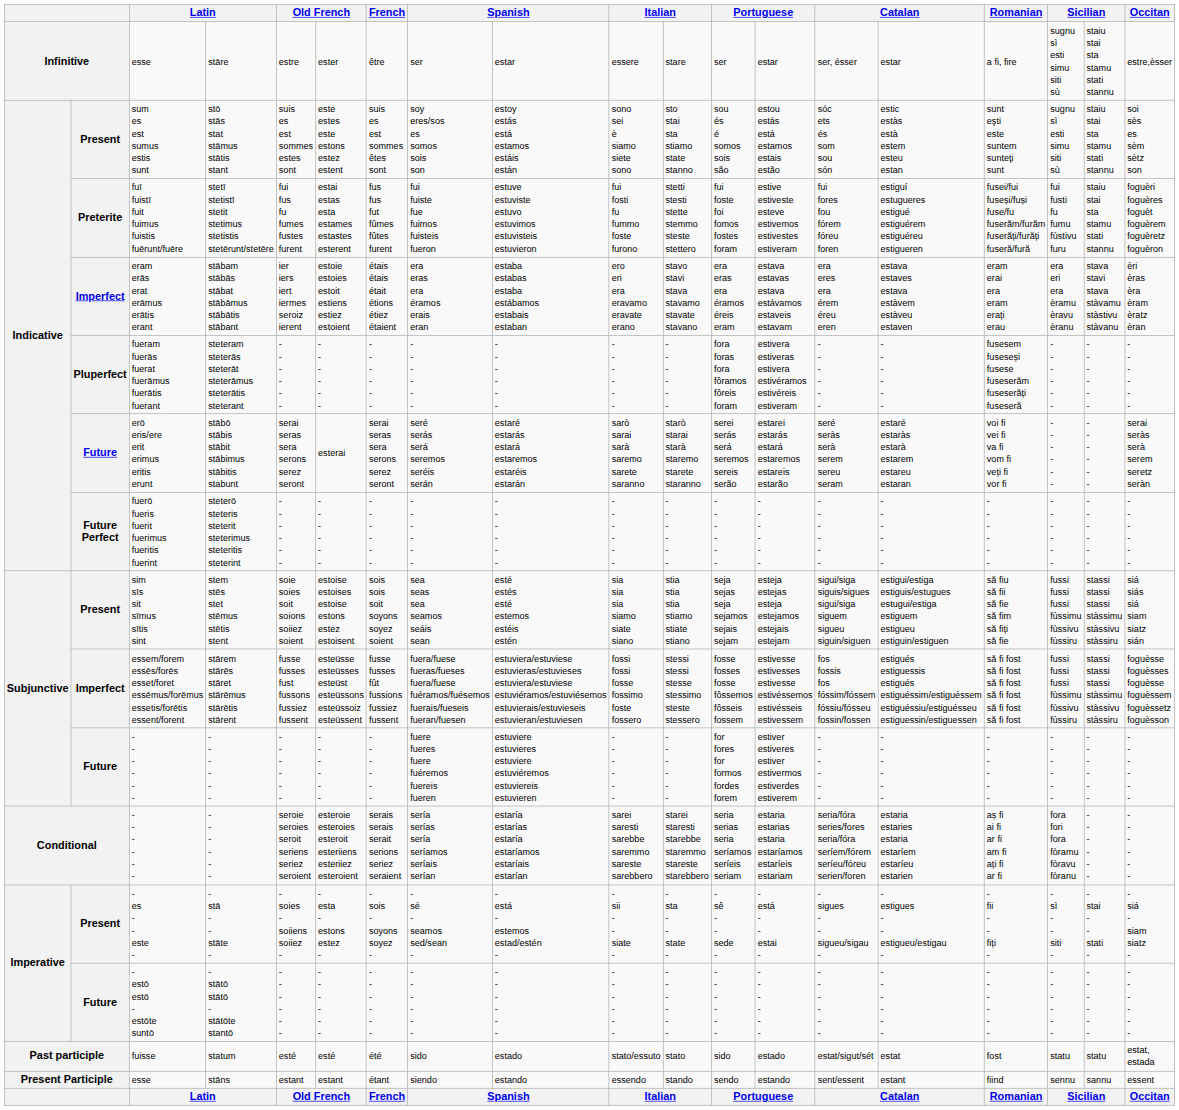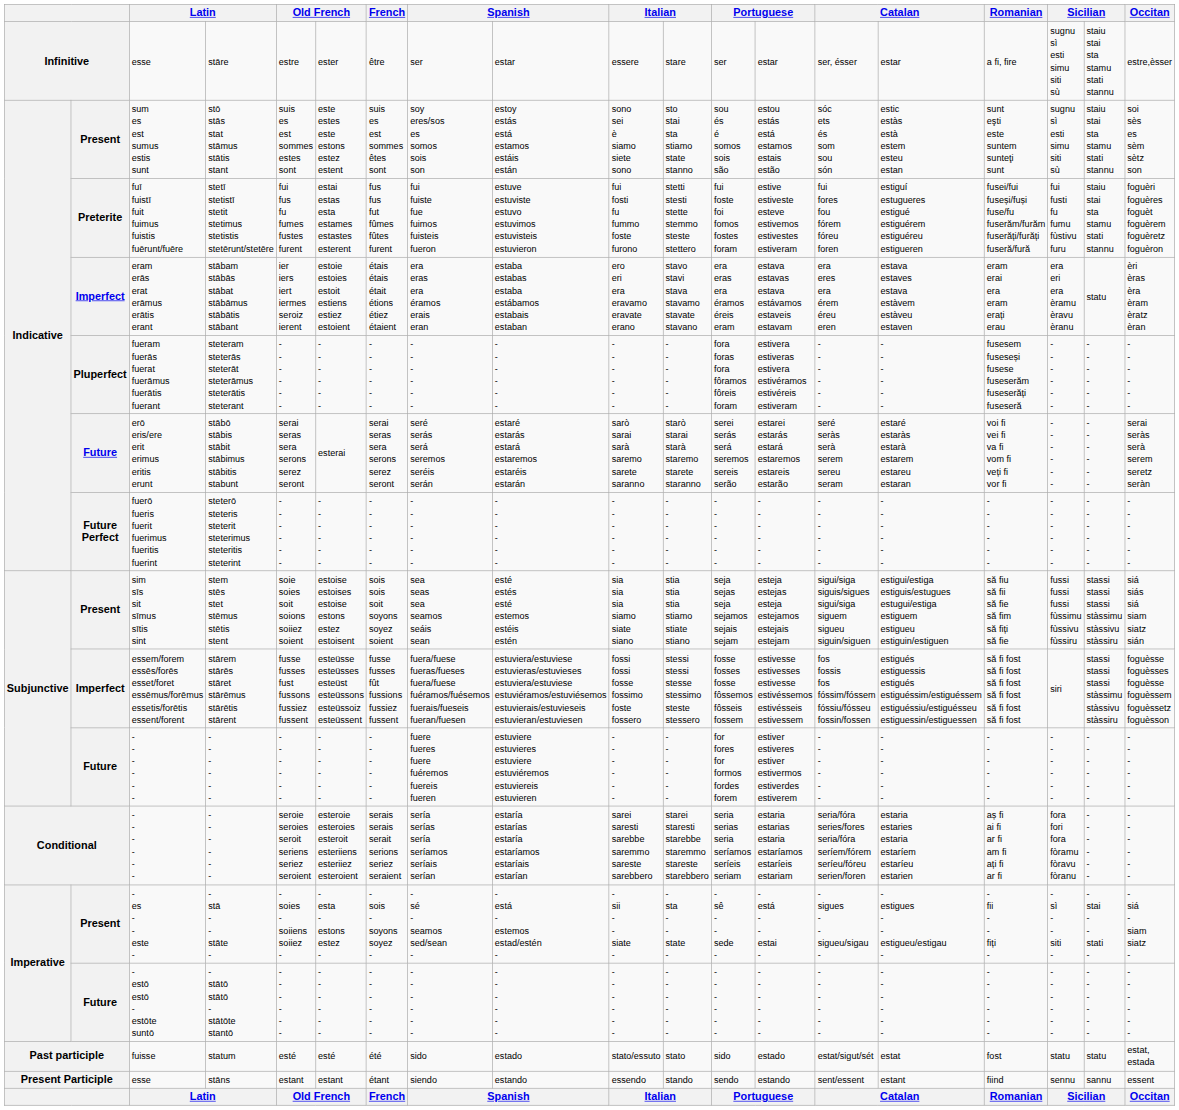(1104, 297) stava stavi stava stàvamu stàstivu stàvanu -> (1096, 297) statu
(1066, 689) fussi fussi fussi fùssimu fùssivu fùssiru -> (1056, 689) siri
